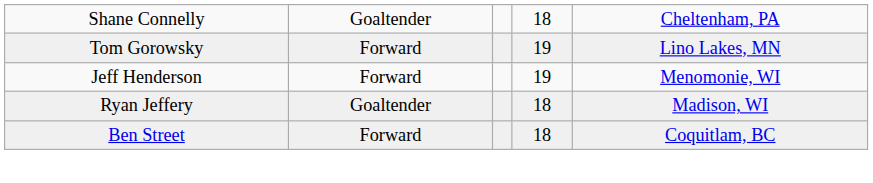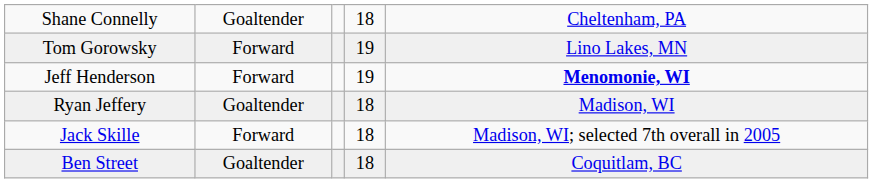(720, 76) normal -> (627, 76) bold
+ row: (100, 134)
(390, 134) Forward -> (263, 163) Goaltender
